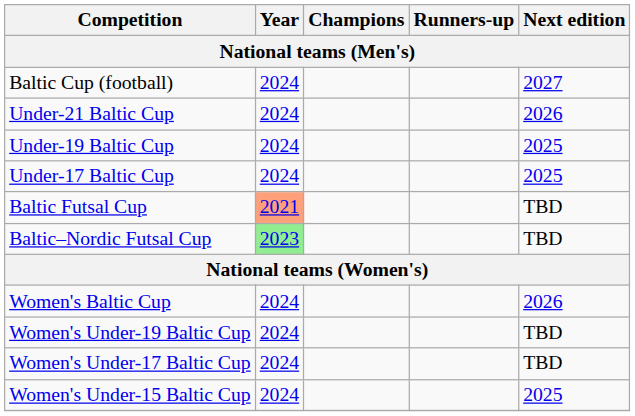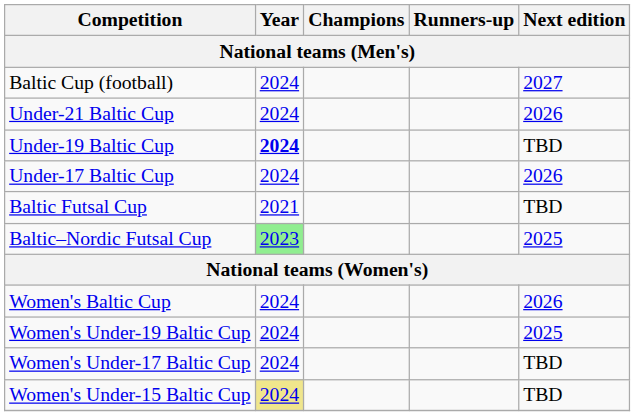(279, 144) normal -> (279, 144) bold
(543, 144) 2025 -> (543, 144) TBD
(543, 176) 2025 -> (543, 176) 2026
(279, 207) lightsalmon background -> (279, 207) no background
(543, 238) TBD -> (543, 238) 2025
(543, 332) TBD -> (543, 332) 2025
(279, 394) no background -> (279, 394) khaki background
(543, 394) 2025 -> (543, 394) TBD
